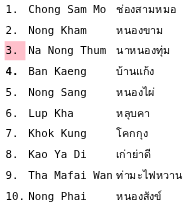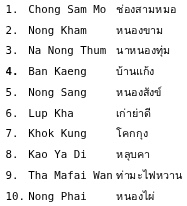(12, 51) pink background -> (12, 51) no background
(136, 92) หนองไผ่ -> (139, 92) หนองสังข์
(133, 113) หลุบคา -> (134, 113) เก่าย่าดี
(134, 154) เก่าย่าดี -> (133, 154) หลุบคา
(139, 196) หนองสังข์ -> (136, 196) หนองไผ่
